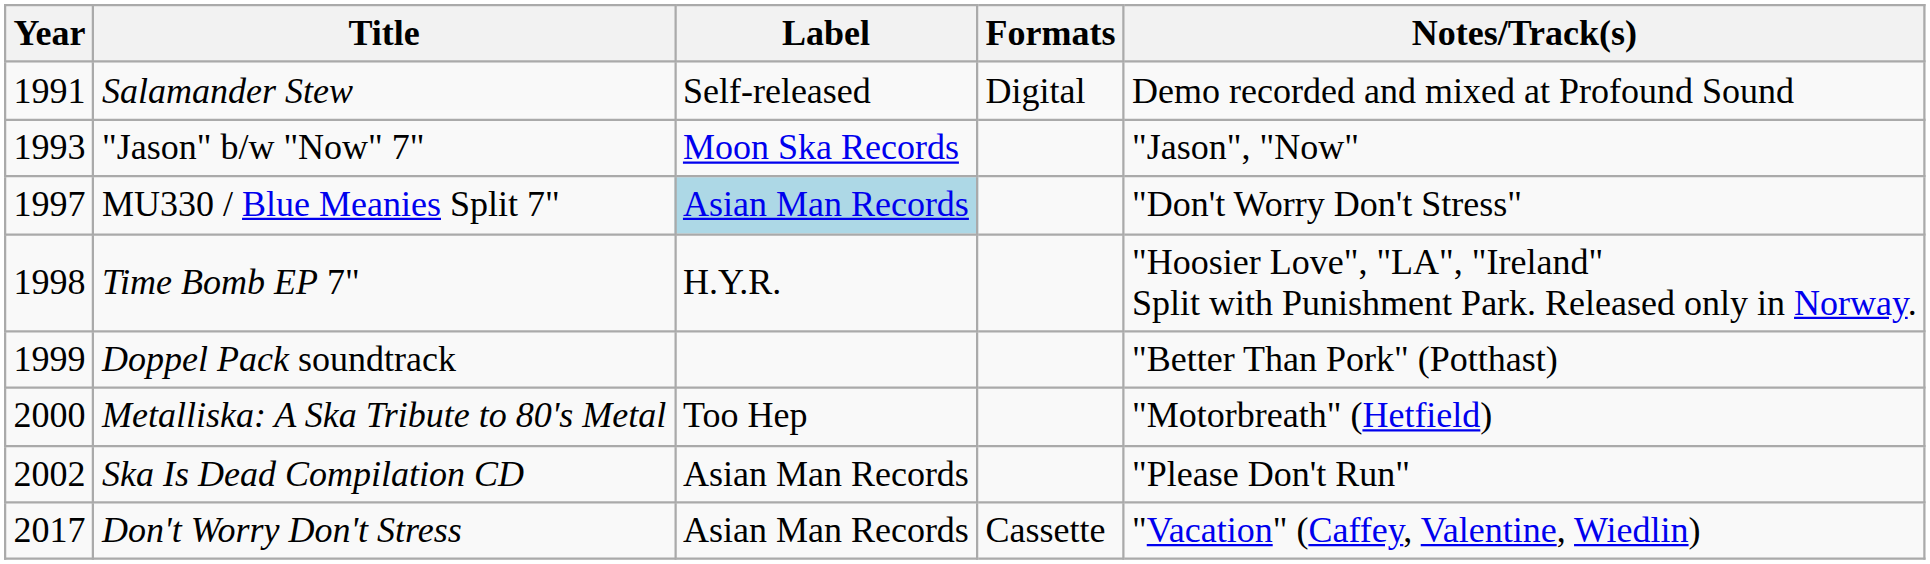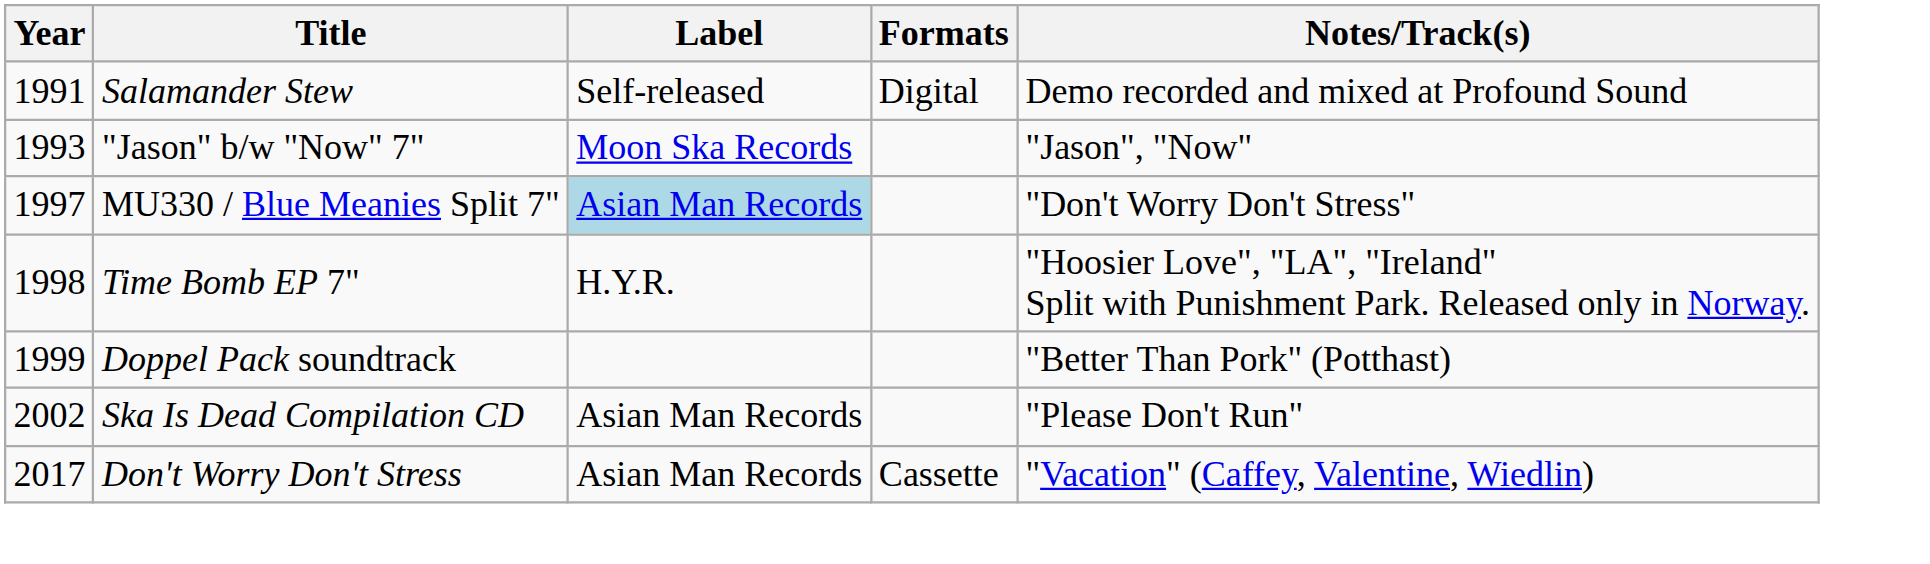- row: (384, 416)
